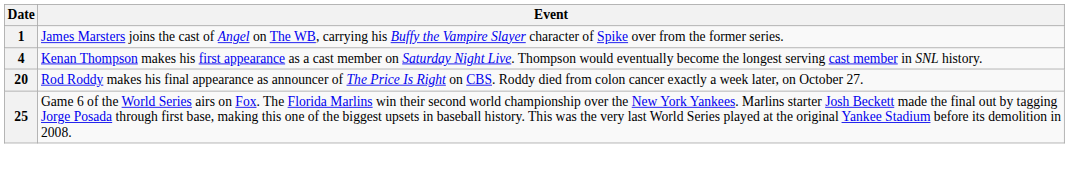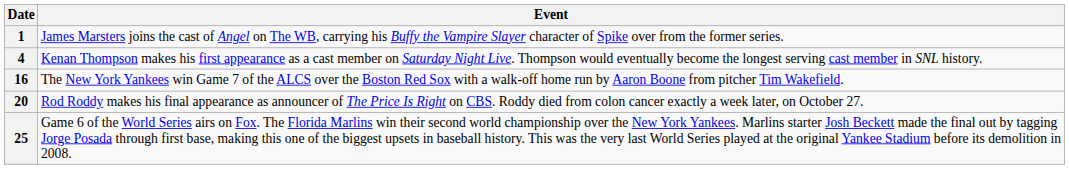+ row: (21, 79)
